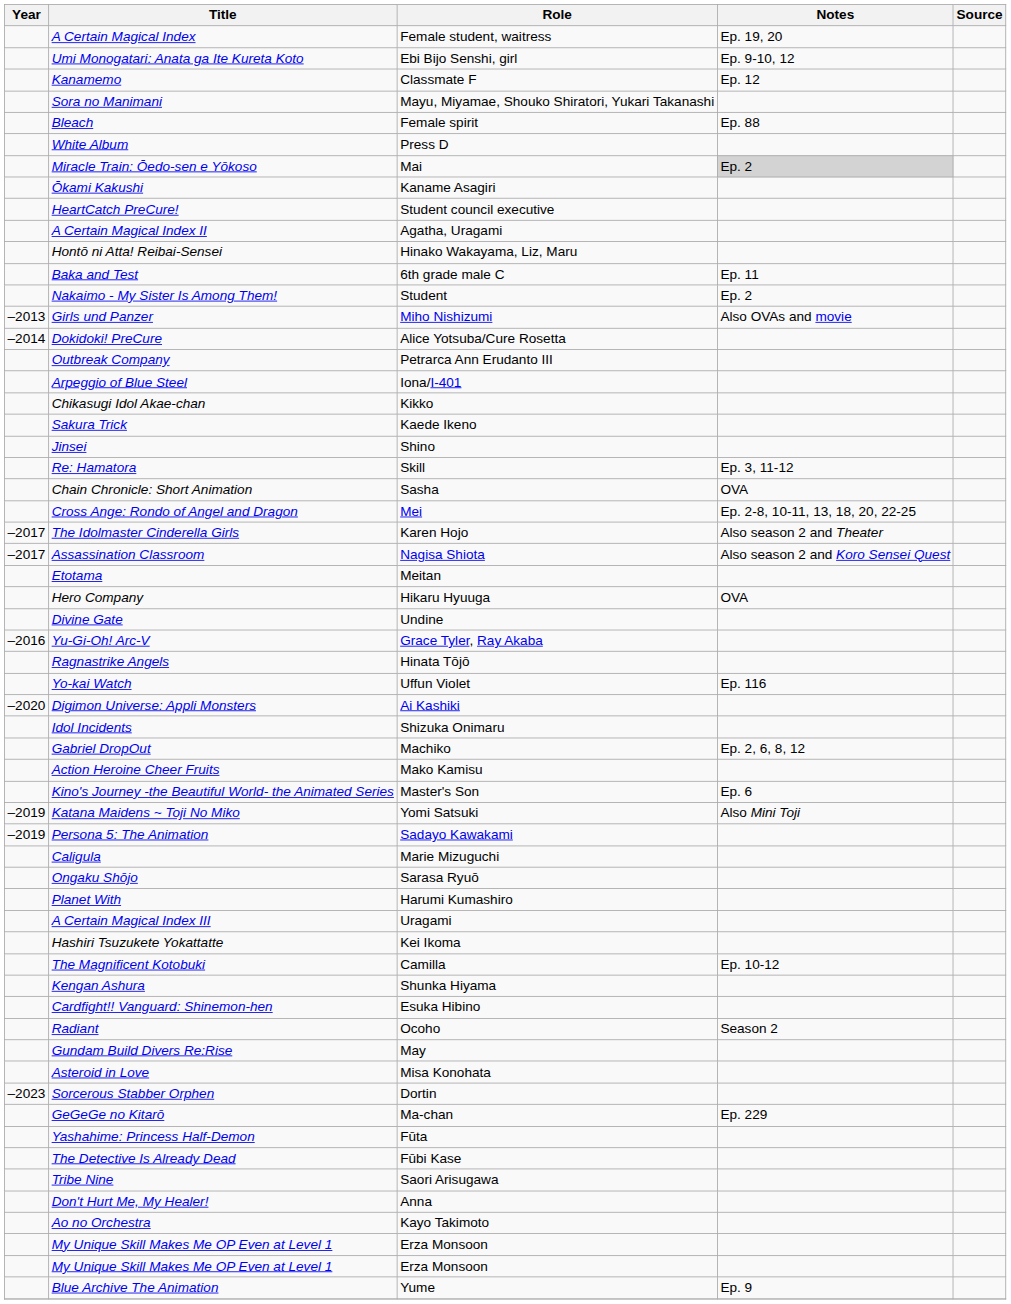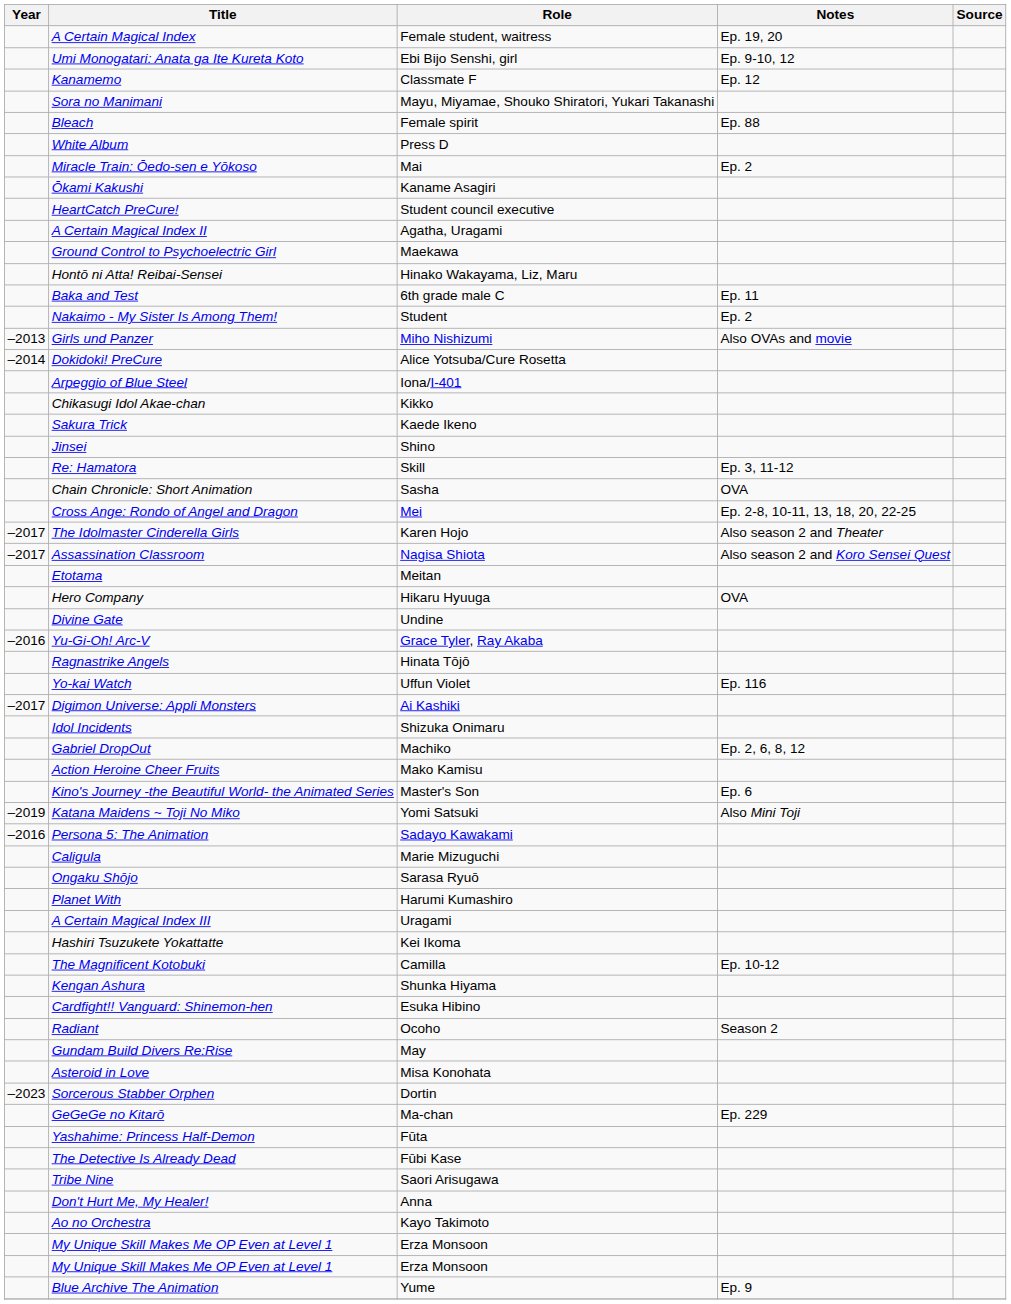(736, 166) lightgrey background -> (736, 166) no background
+ row: (164, 252)
- row: (111, 360)
(26, 705) –2020 -> (26, 705) –2017
(26, 834) –2019 -> (26, 834) –2016
